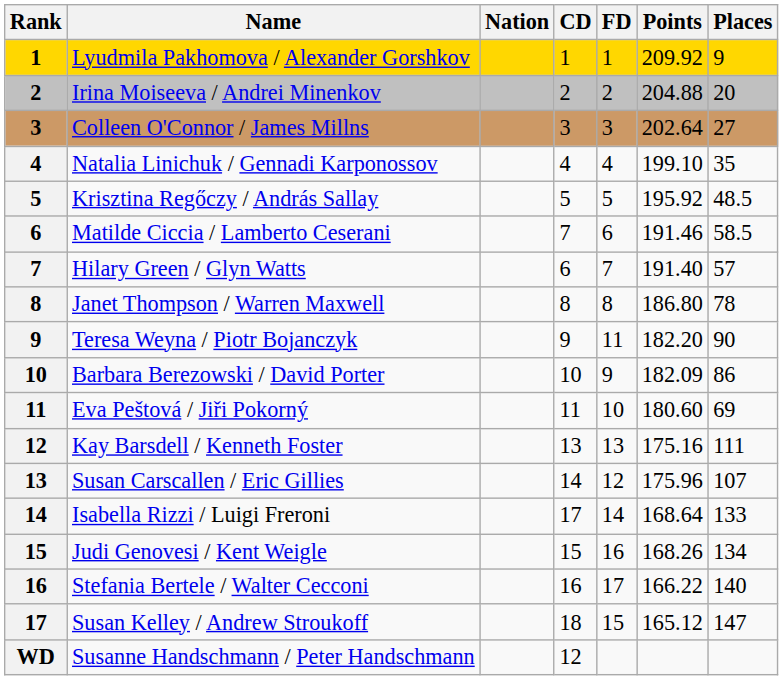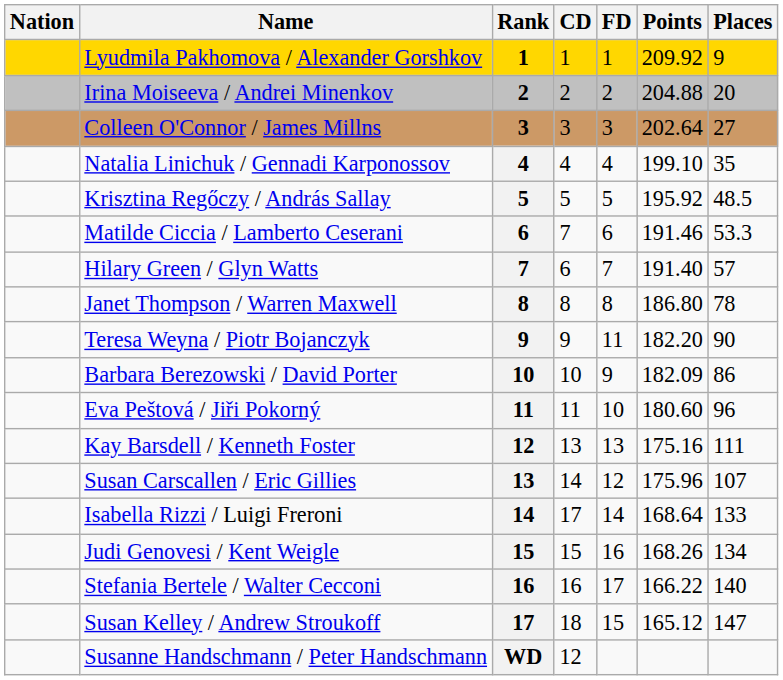columns swapped: (36, 22) <-> (517, 22)
(733, 233) 58.5 -> (733, 233) 53.3
(724, 410) 69 -> (724, 410) 96
